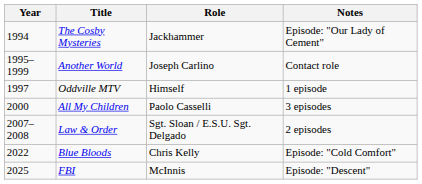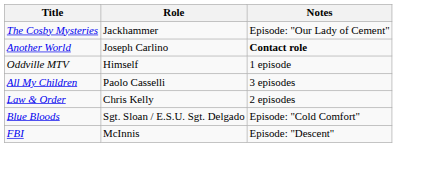- column: (30, 13)
(312, 65) normal -> (278, 47) bold
(200, 130) Sgt. Sloan / E.S.U. Sgt. Delgado -> (128, 99) Chris Kelly
(174, 153) Chris Kelly -> (174, 116) Sgt. Sloan / E.S.U. Sgt. Delgado
